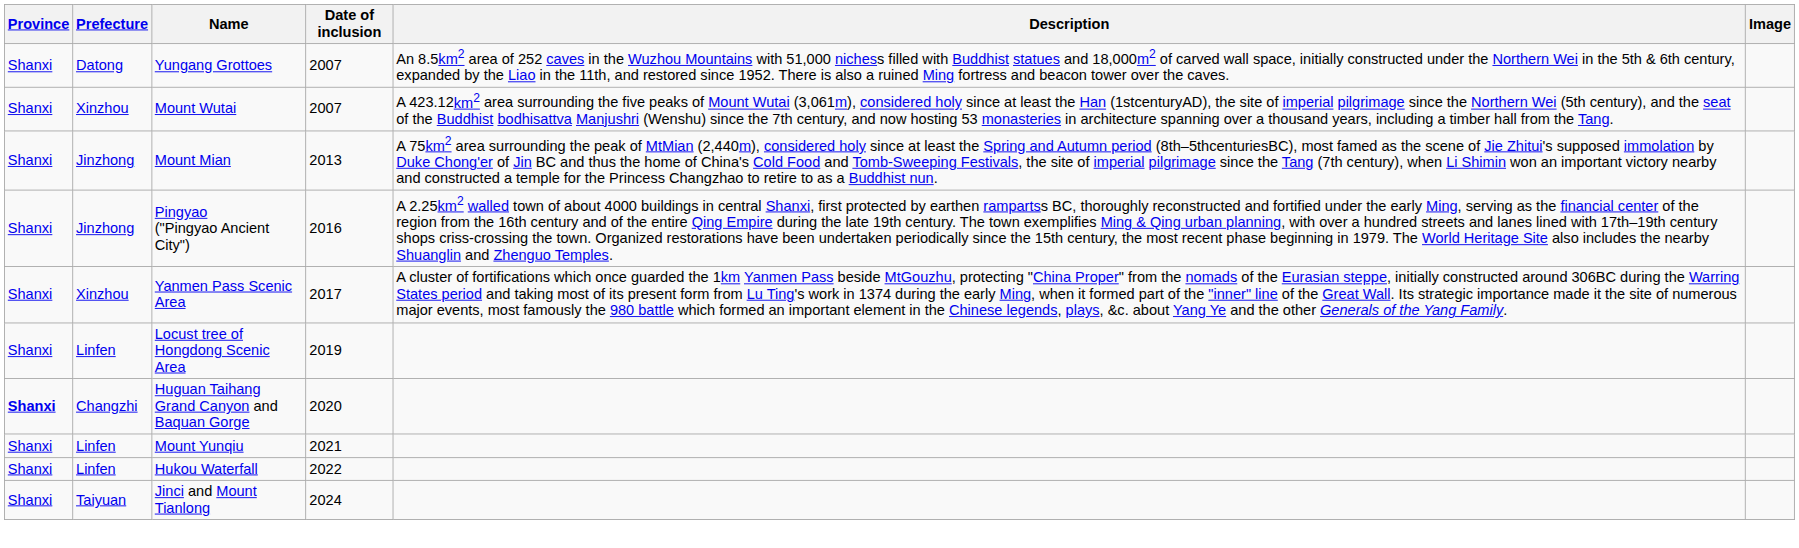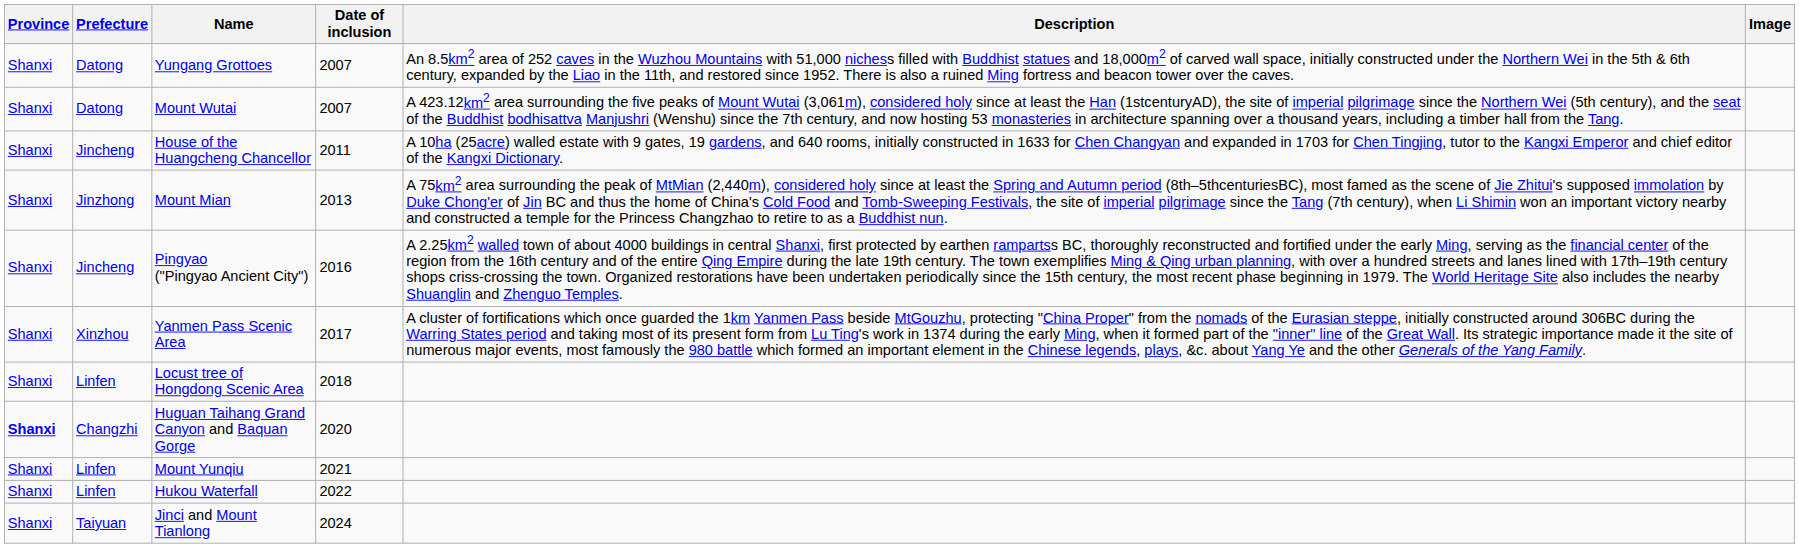(102, 109) Xinzhou -> (100, 109) Datong
+ row: (233, 150)
(105, 228) Jinzhong -> (105, 268) Jincheng
(326, 350) 2019 -> (336, 381) 2018
